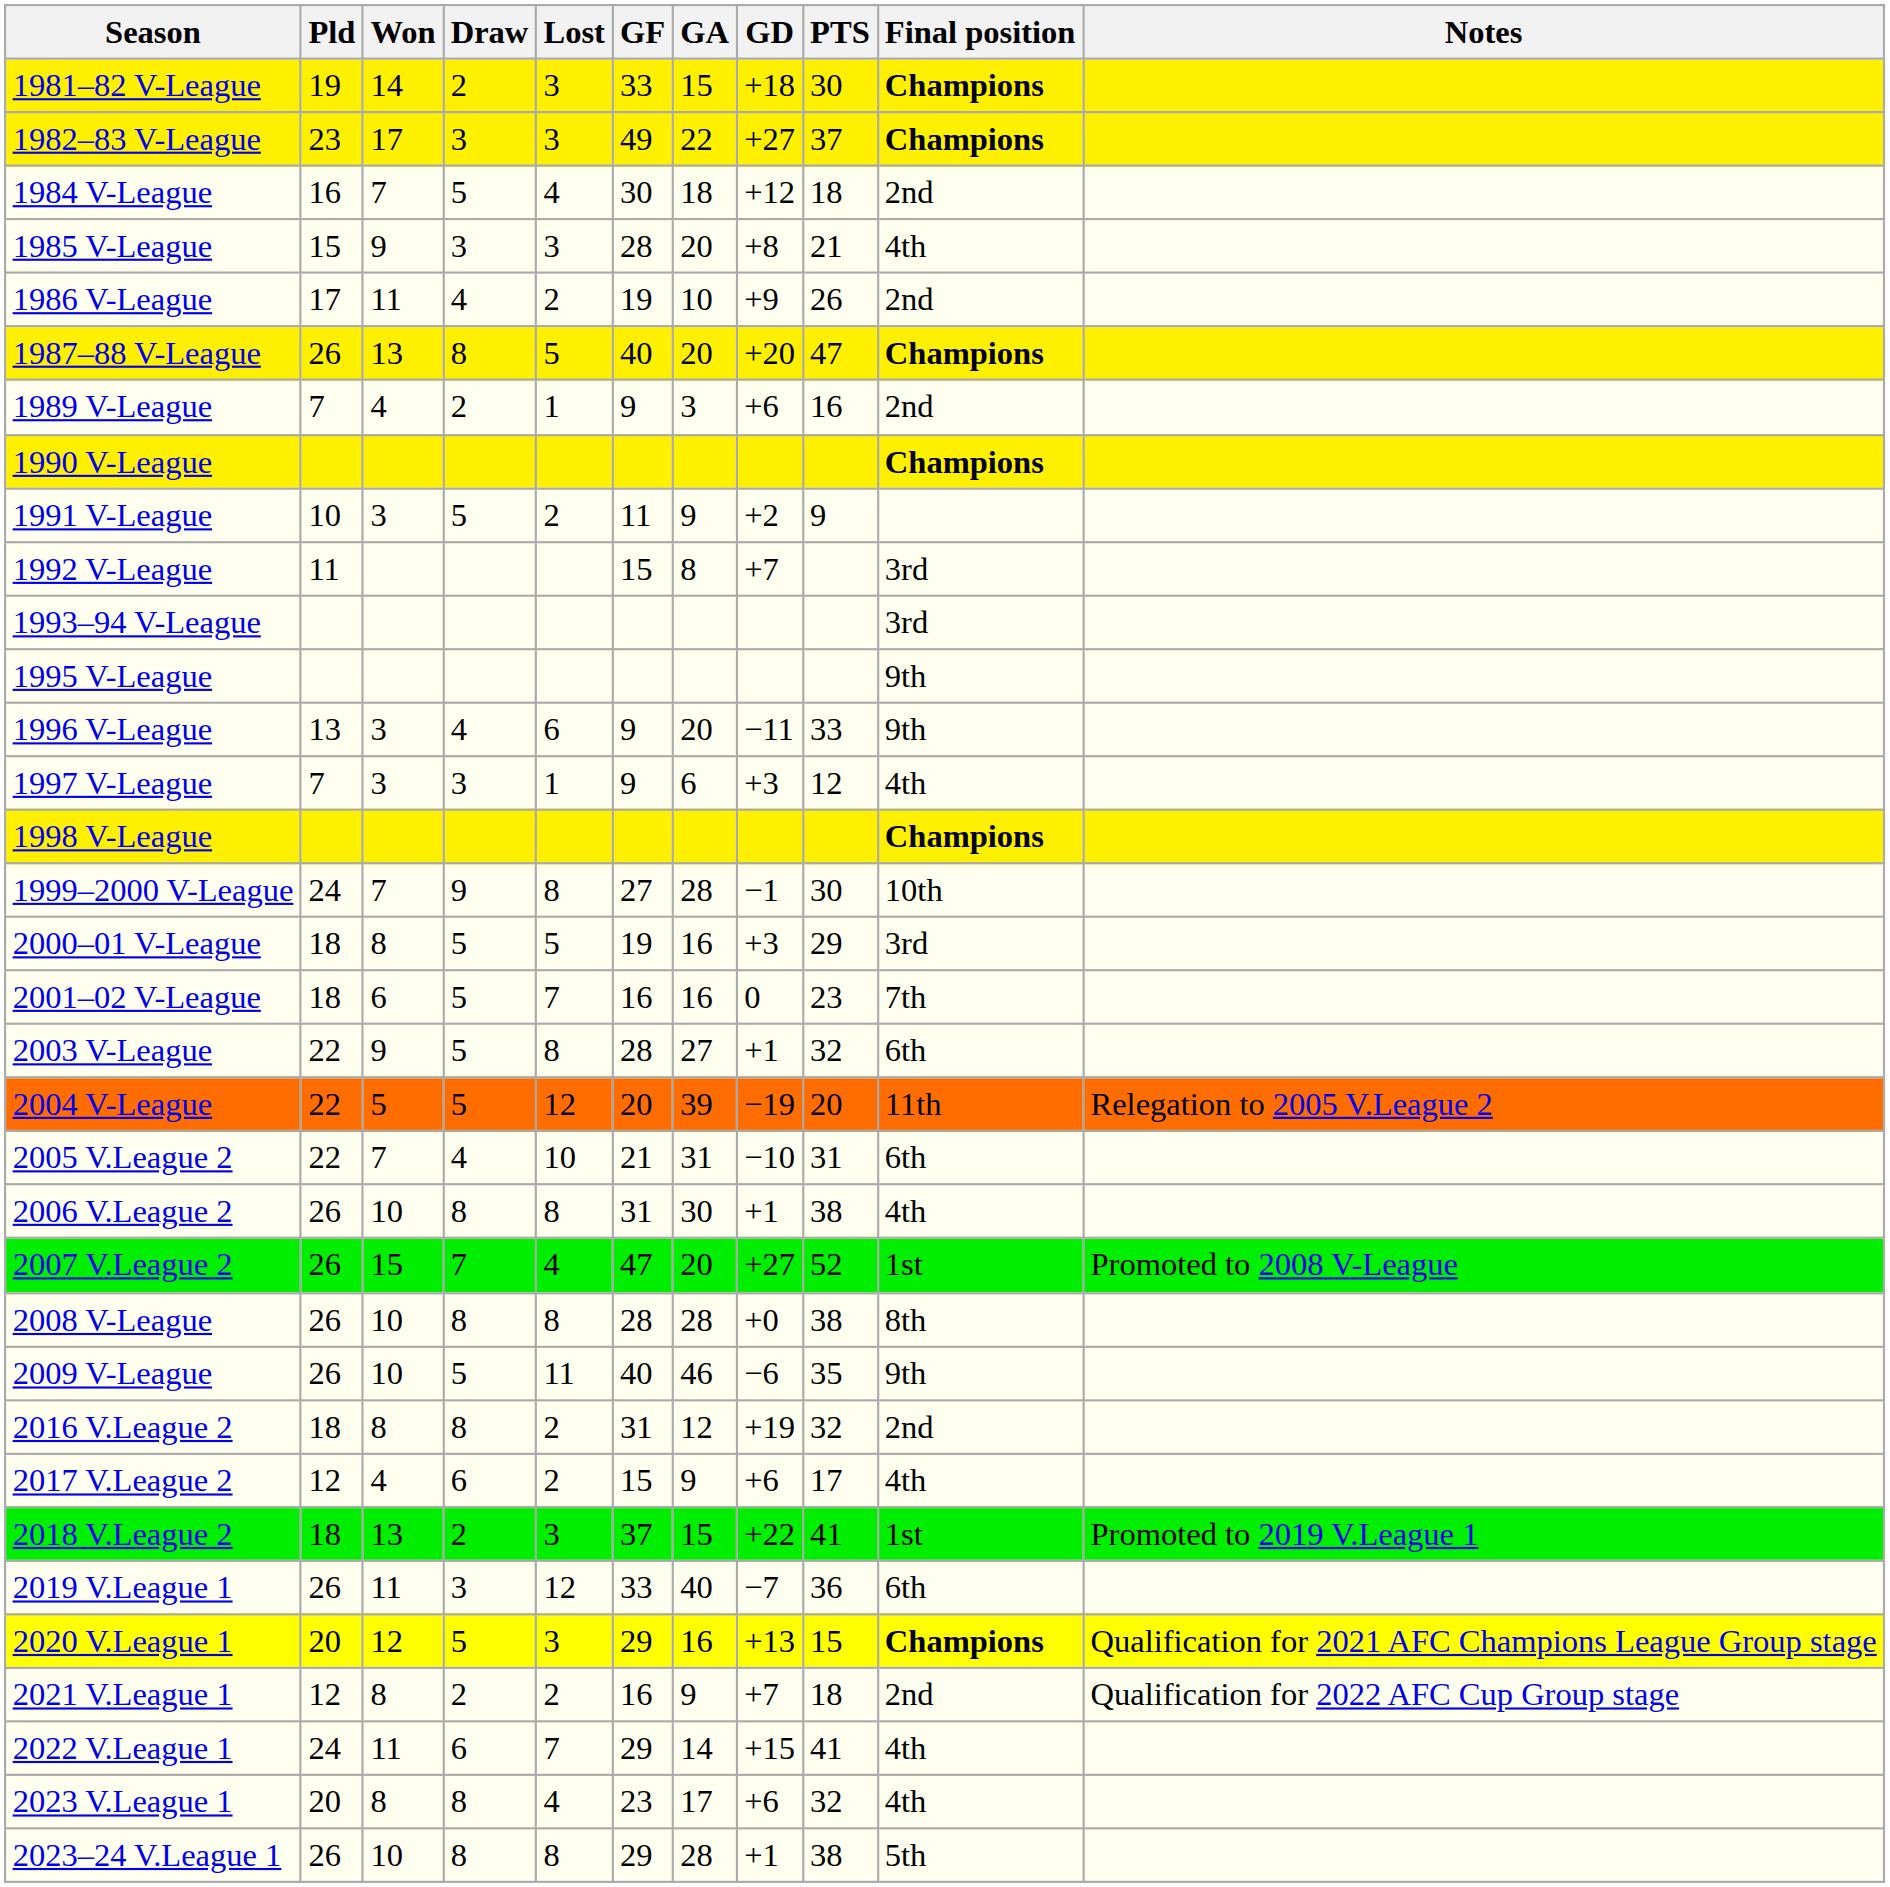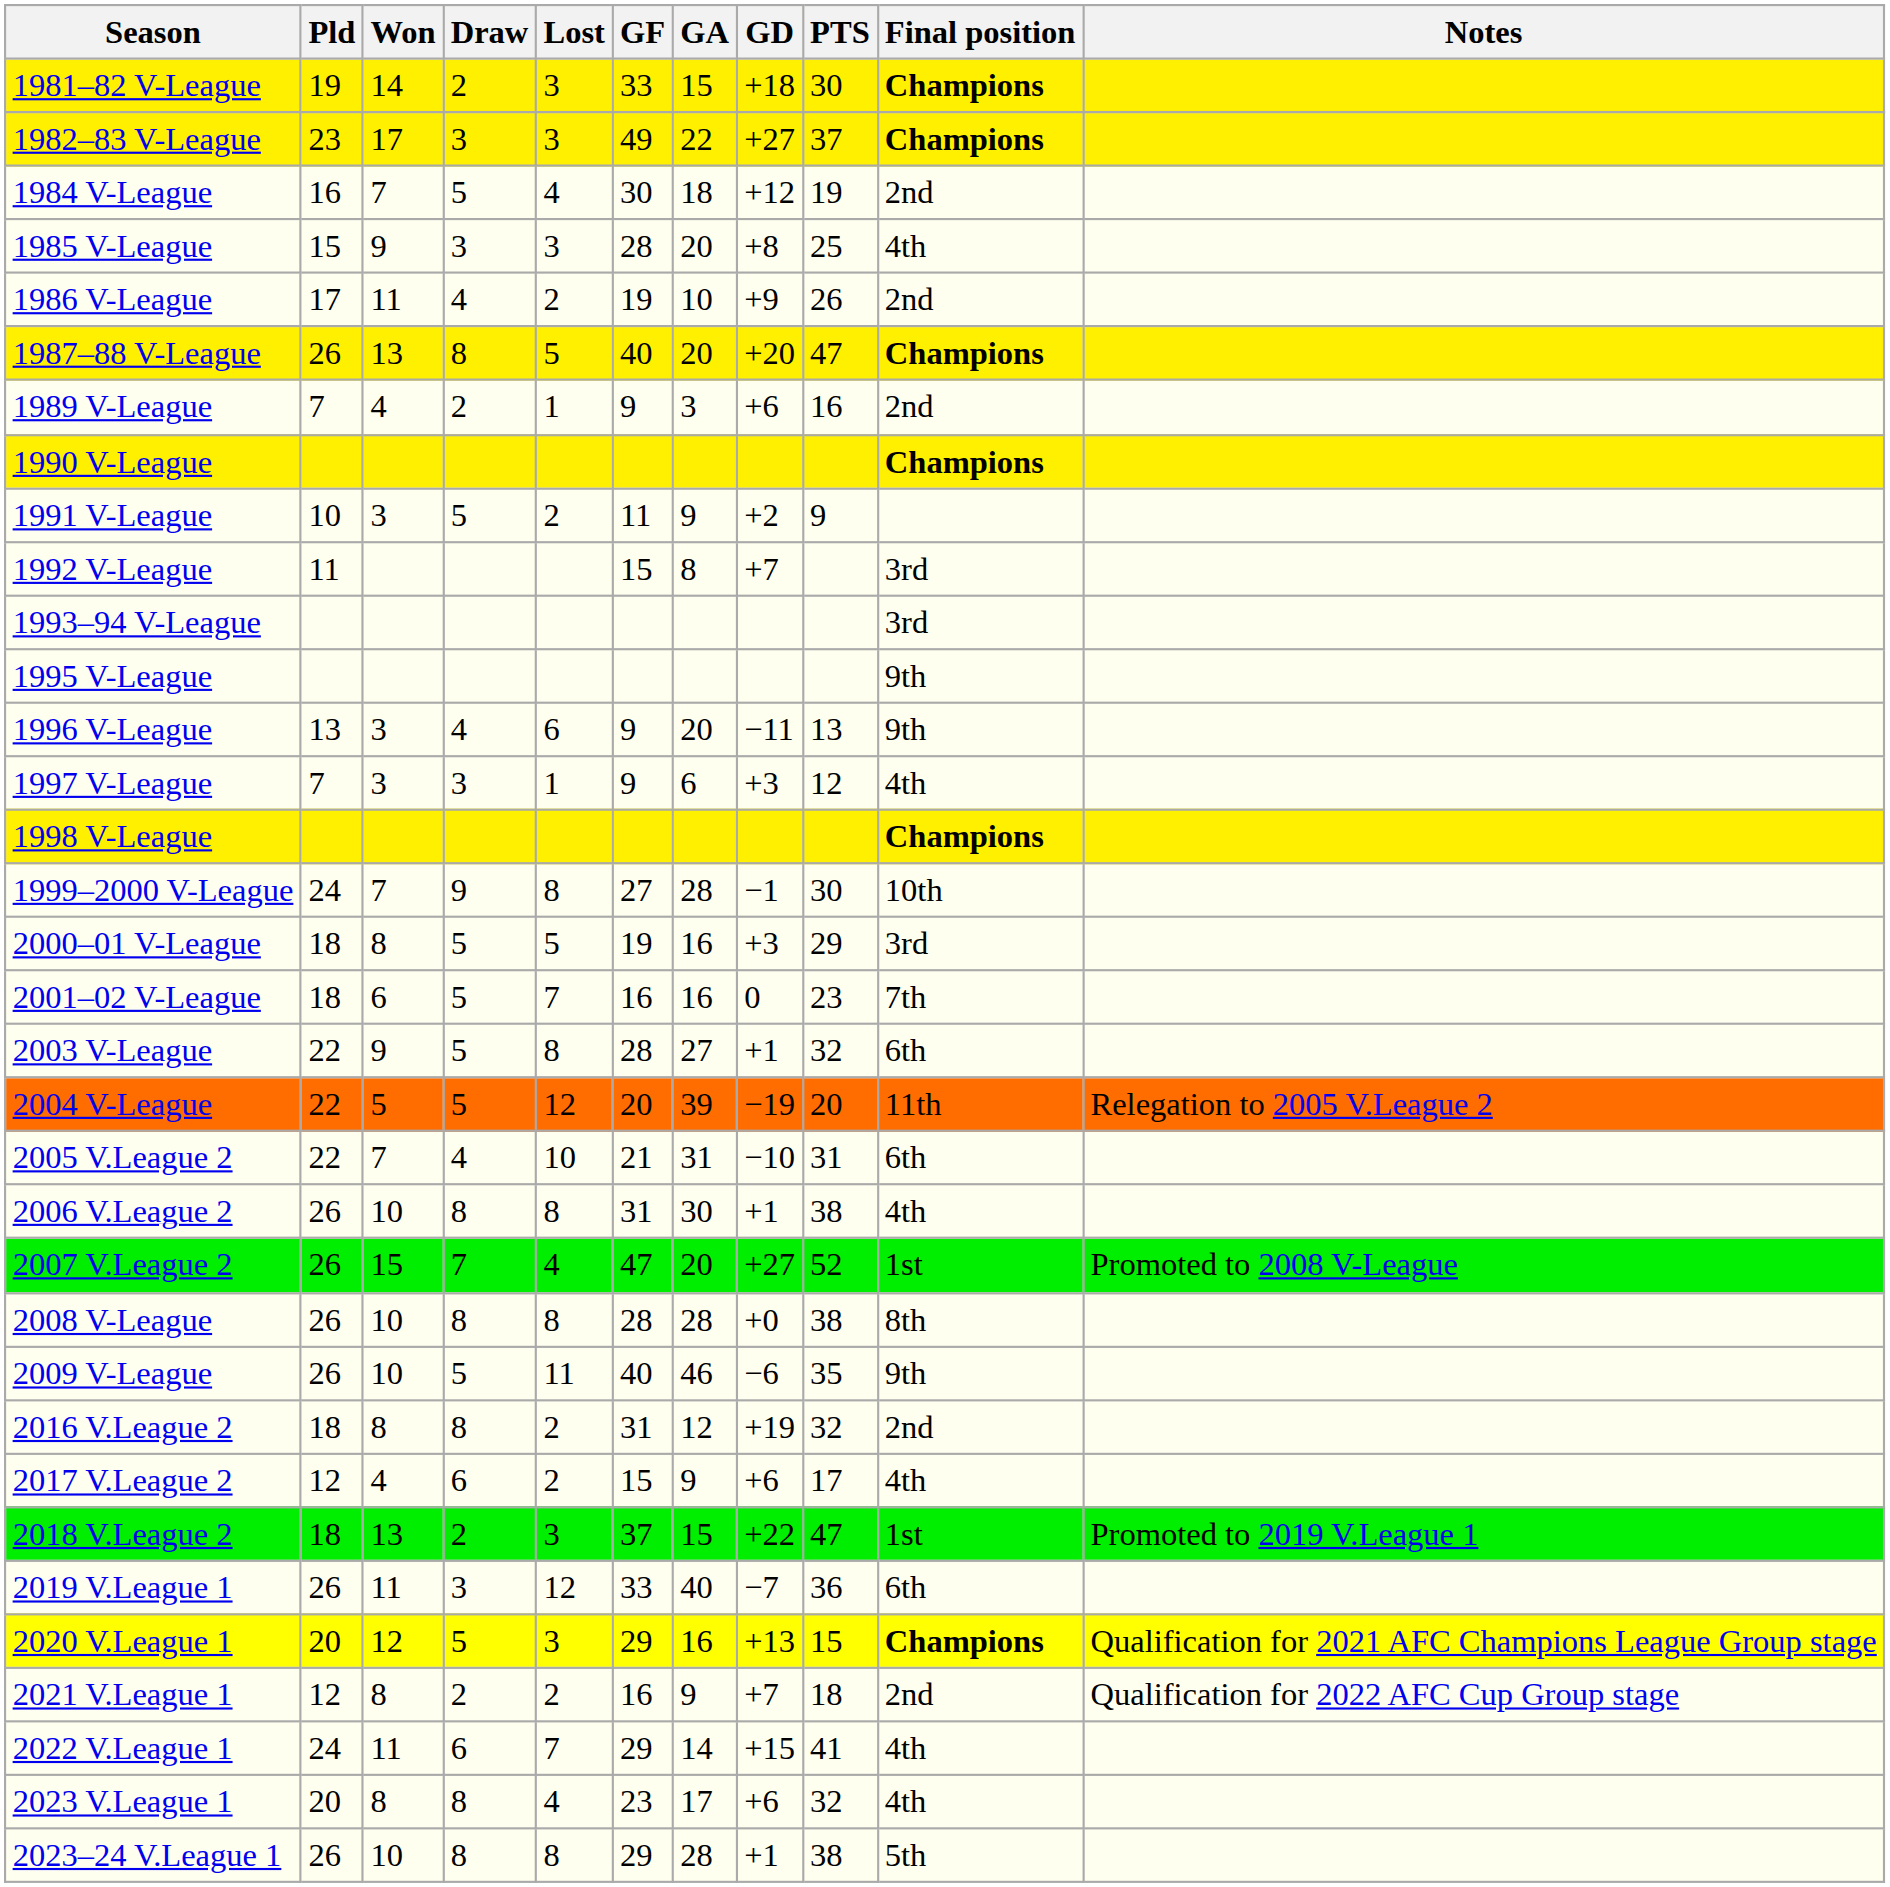(826, 192) 18 -> (826, 192) 19
(826, 246) 21 -> (826, 246) 25
(826, 728) 33 -> (826, 728) 13
(826, 1533) 41 -> (826, 1533) 47
